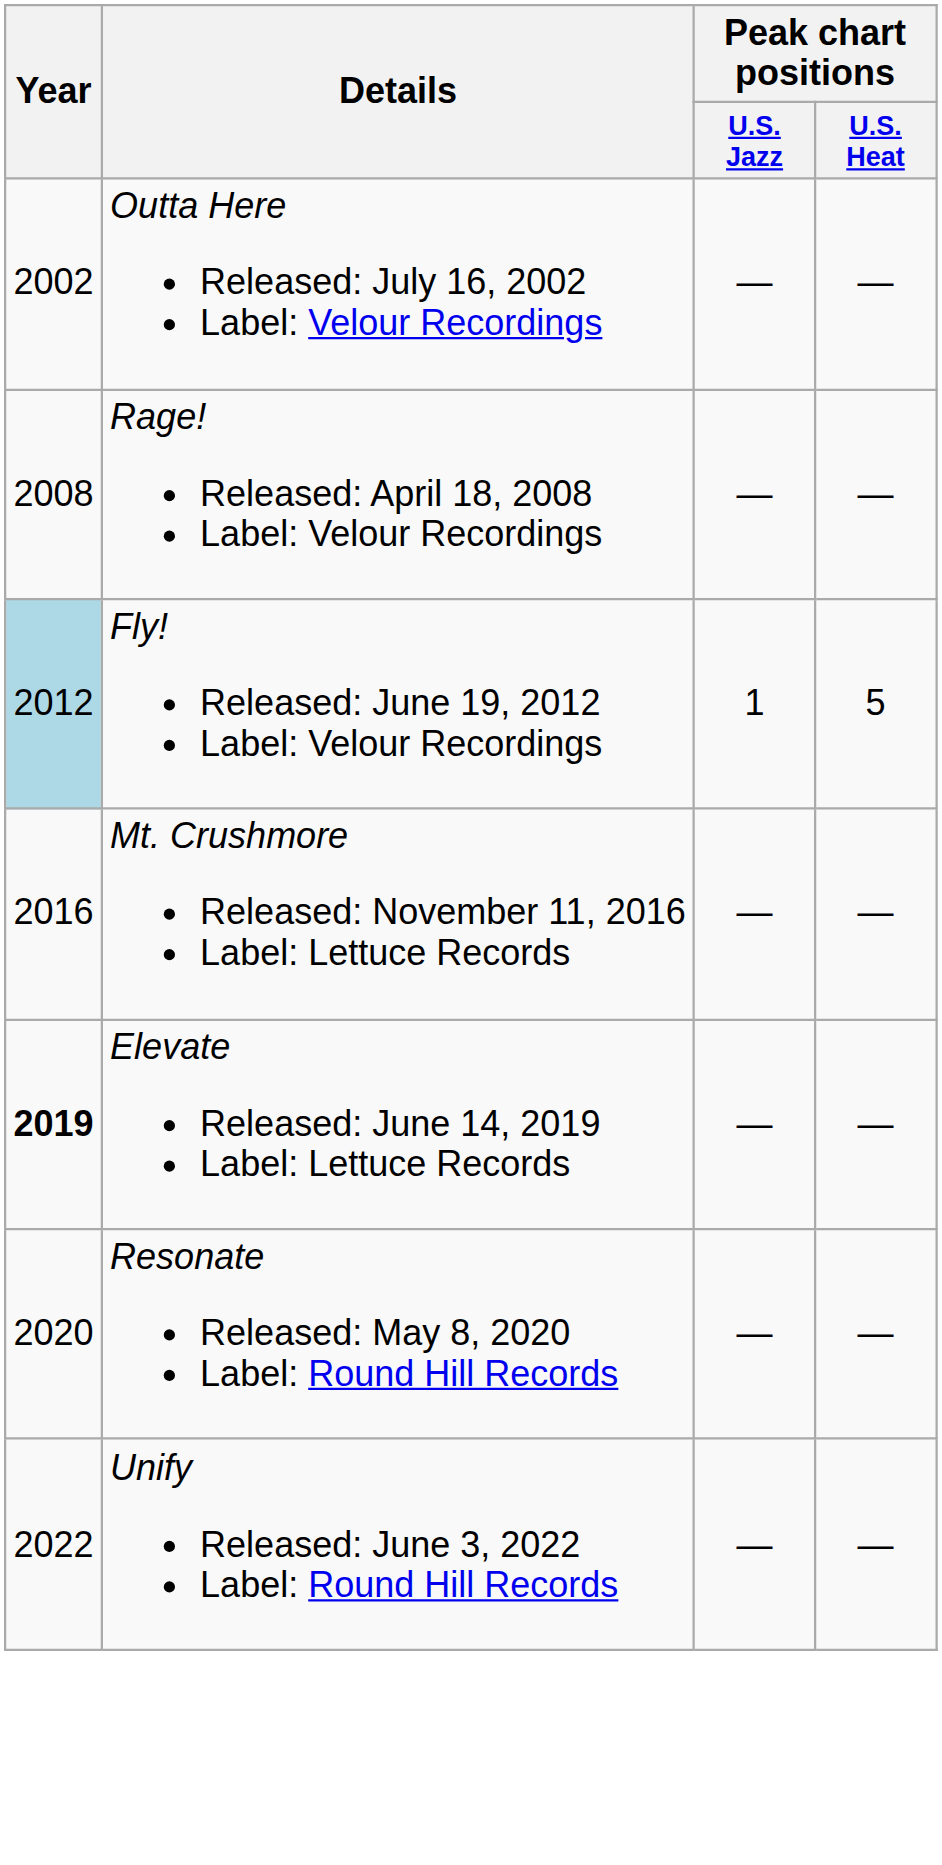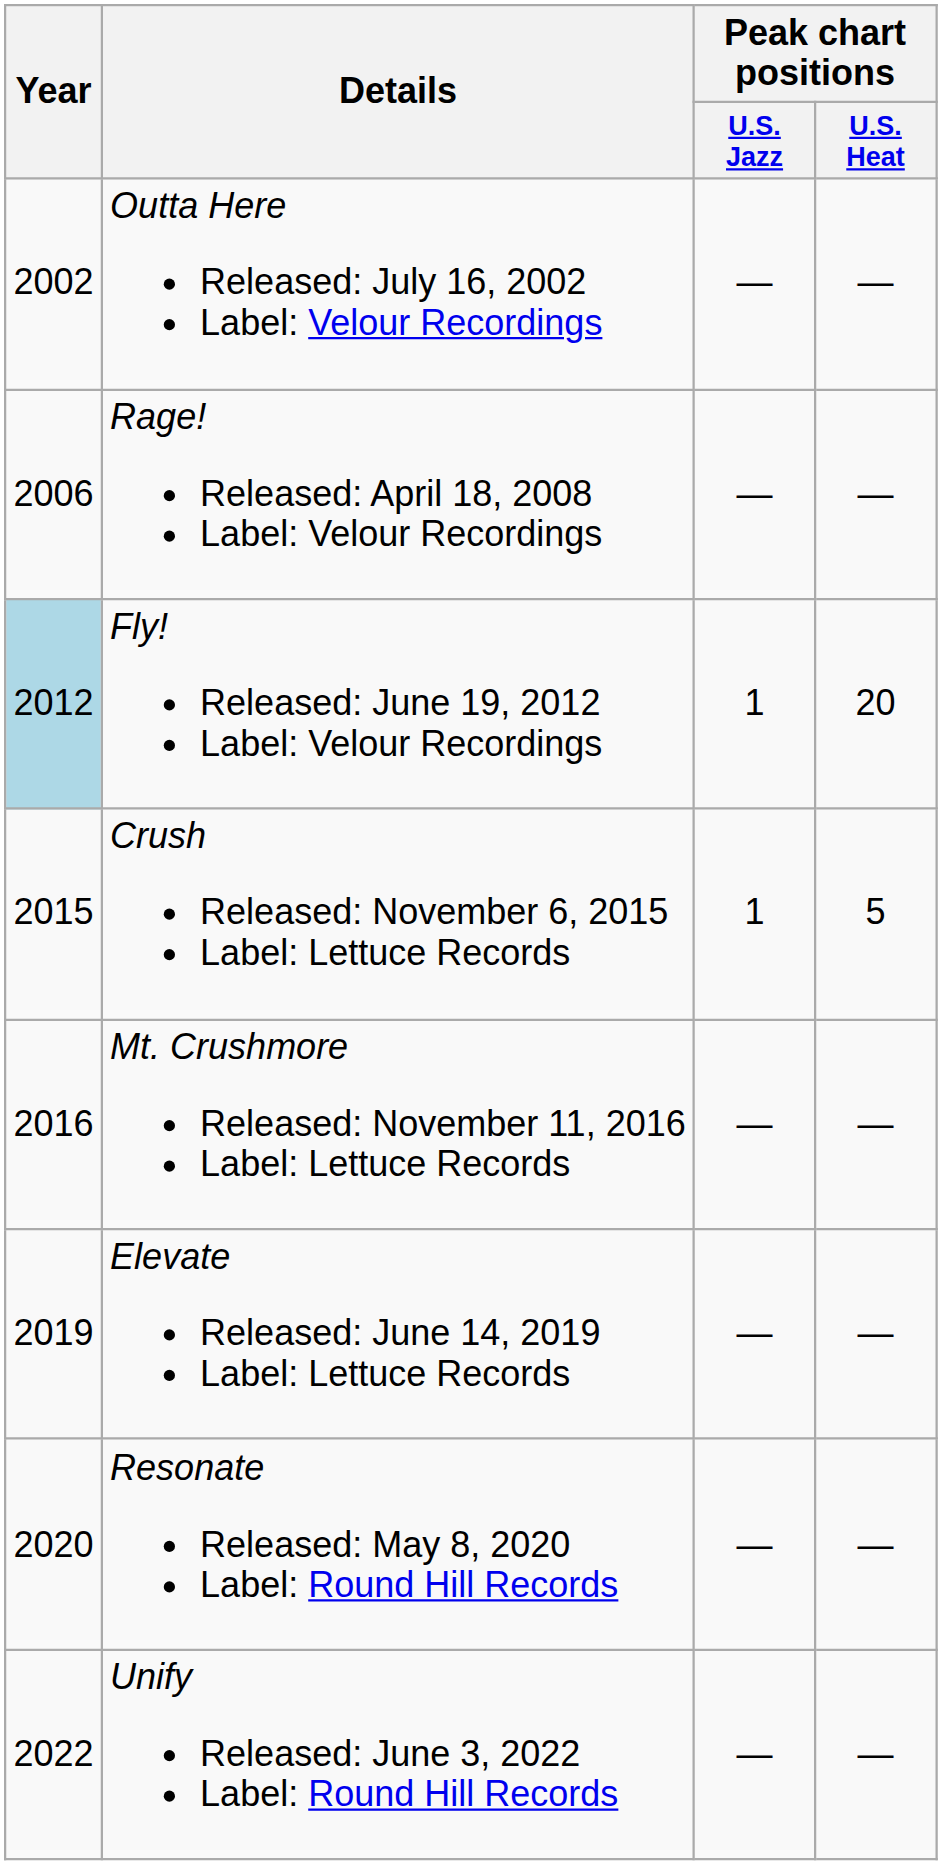(53, 493) 2008 -> (53, 493) 2006
(876, 703) 5 -> (876, 703) 20
+ row: (398, 896)
(53, 1123) bold -> (53, 1333) normal
